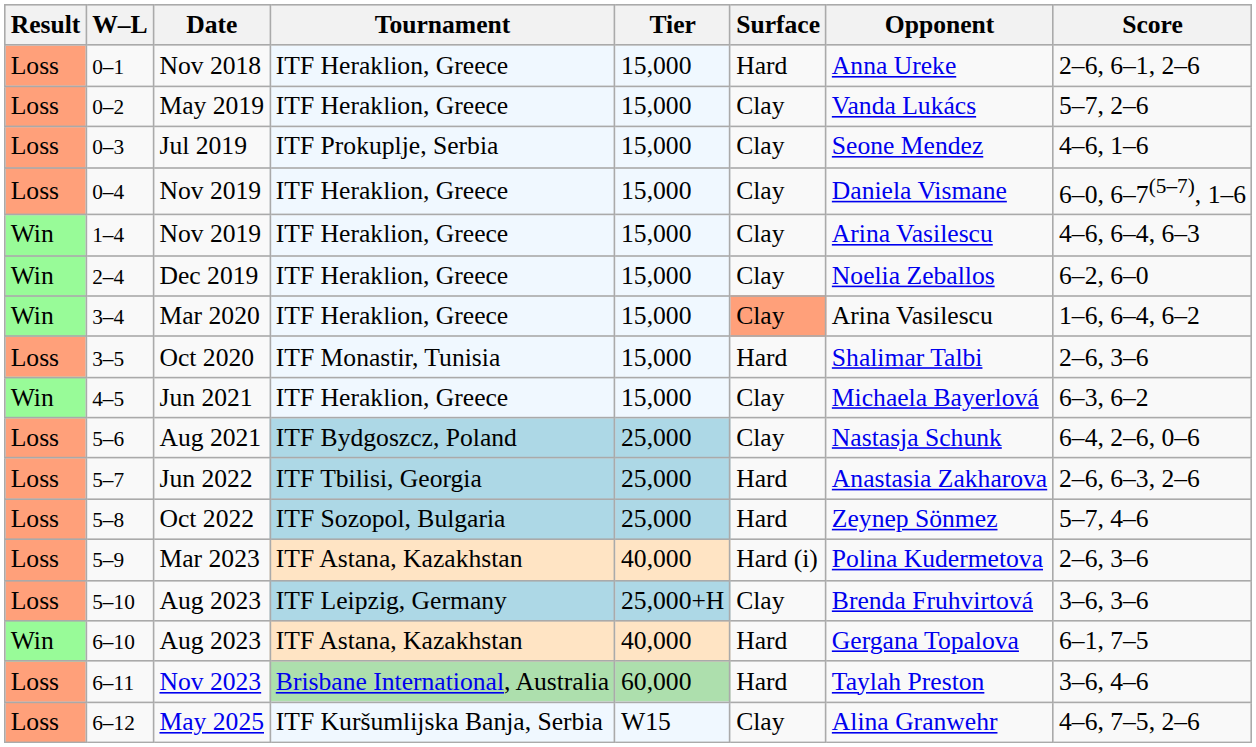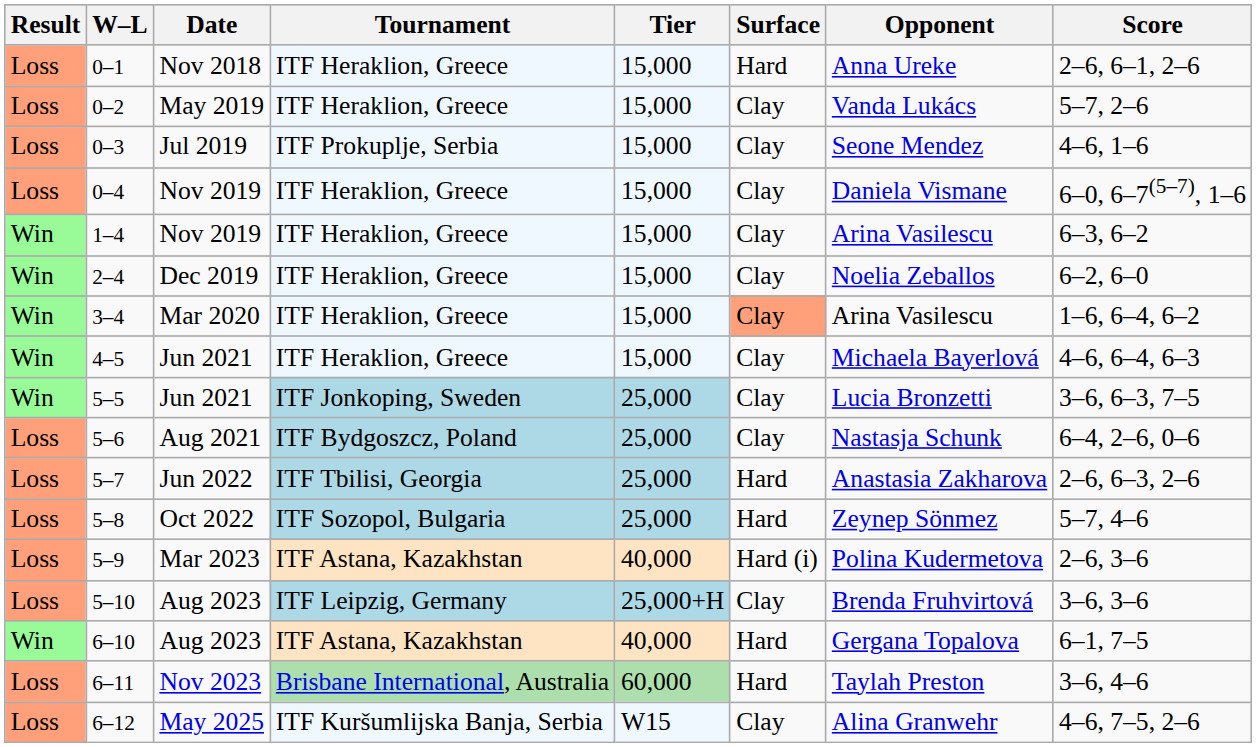(1129, 234) 4–6, 6–4, 6–3 -> (1104, 234) 6–3, 6–2
- row: (108, 358)
(1104, 397) 6–3, 6–2 -> (1129, 356) 4–6, 6–4, 6–3
+ row: (108, 398)
